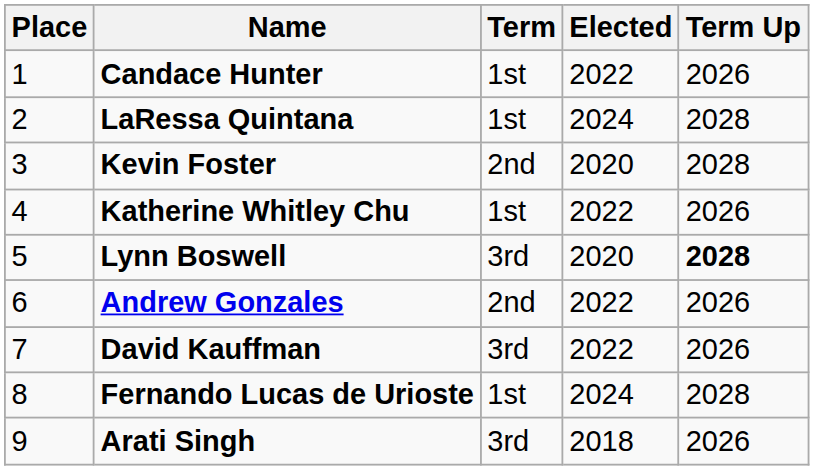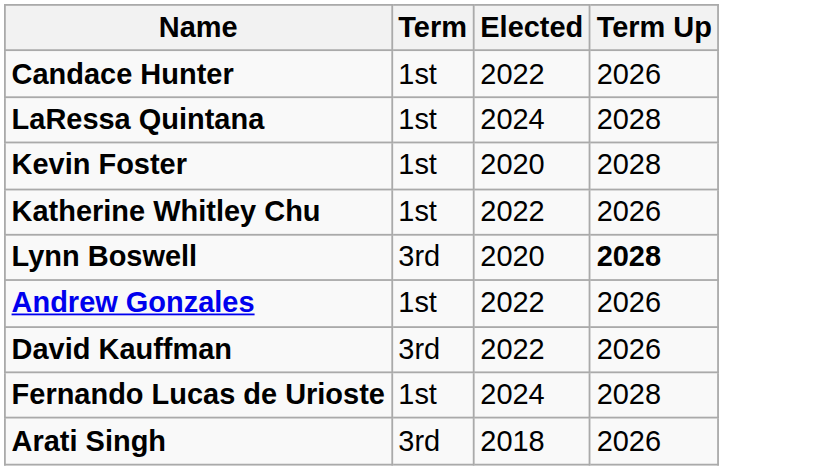- column: (49, 27)
(511, 165) 2nd -> (418, 165) 1st
(511, 303) 2nd -> (418, 303) 1st
